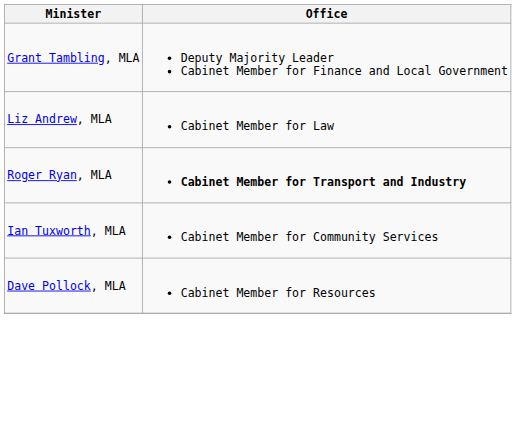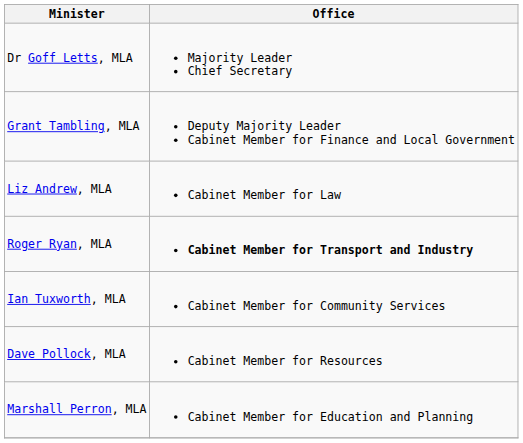+ row: (70, 58)
+ row: (77, 410)
